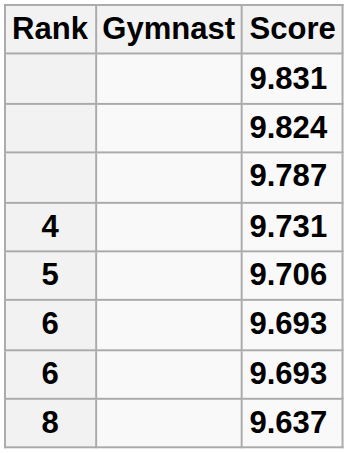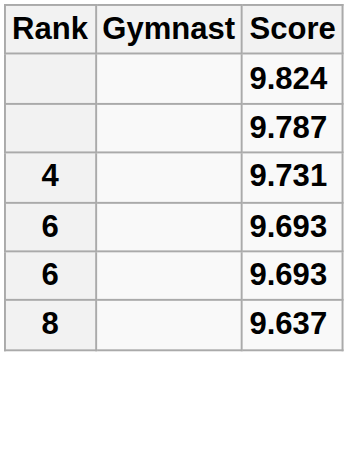- row: (50, 79)
- row: (50, 275)
